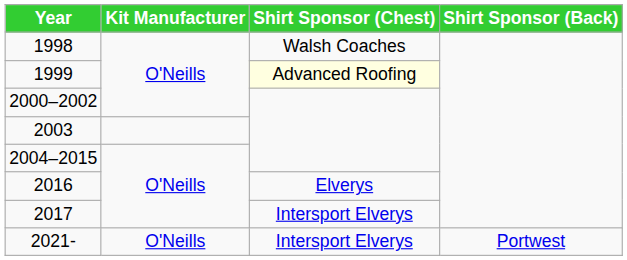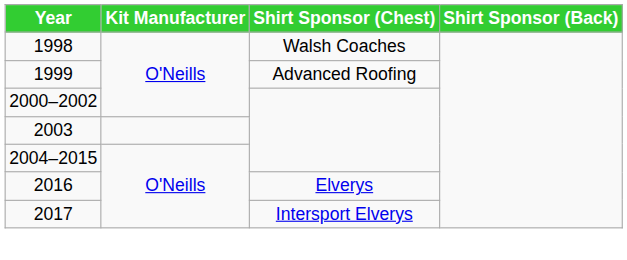(344, 74) lightyellow background -> (344, 74) no background
- row: (53, 241)
